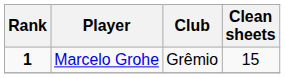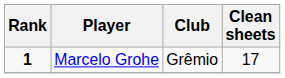(251, 60) 15 -> (251, 60) 17
